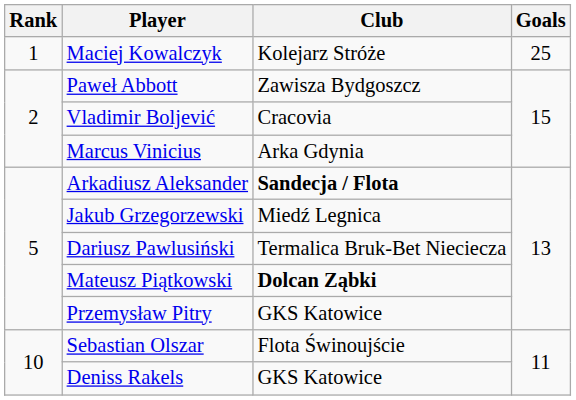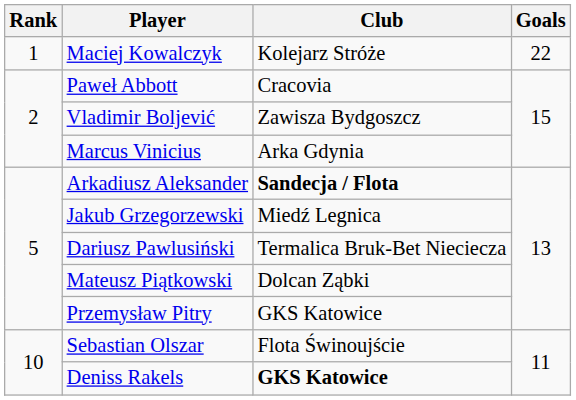(541, 53) 25 -> (541, 53) 22
(339, 85) Zawisza Bydgoszcz -> (294, 85) Cracovia
(294, 118) Cracovia -> (339, 118) Zawisza Bydgoszcz
(317, 280) bold -> (313, 280) normal
(320, 378) normal -> (323, 378) bold
